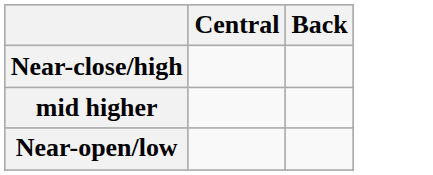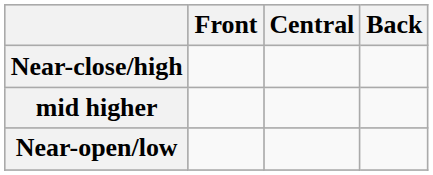+ column: (226, 25)
